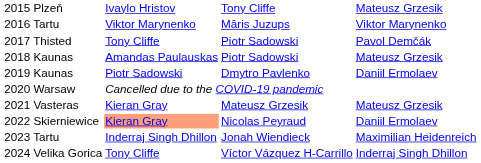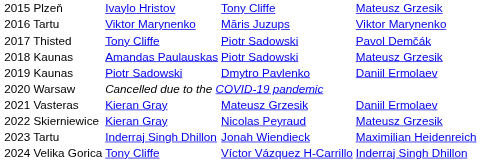(399, 105) Mateusz Grzesik -> (397, 105) Daniil Ermolaev
(136, 121) lightsalmon background -> (136, 121) no background
(397, 121) Daniil Ermolaev -> (399, 121) Mateusz Grzesik
